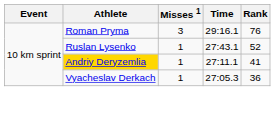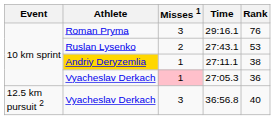(180, 47) 1 -> (180, 47) 2
(255, 47) 52 -> (255, 47) 53
(255, 62) 41 -> (255, 62) 38
(180, 78) no background -> (180, 78) pink background
+ row: (222, 101)
